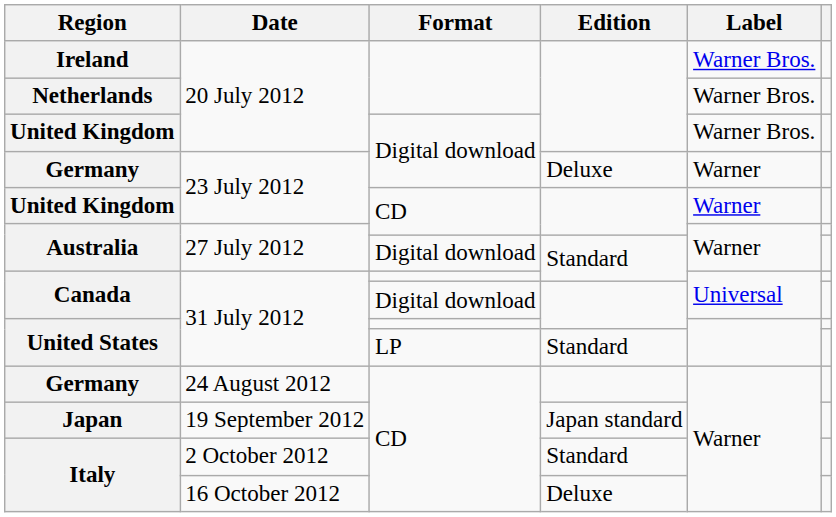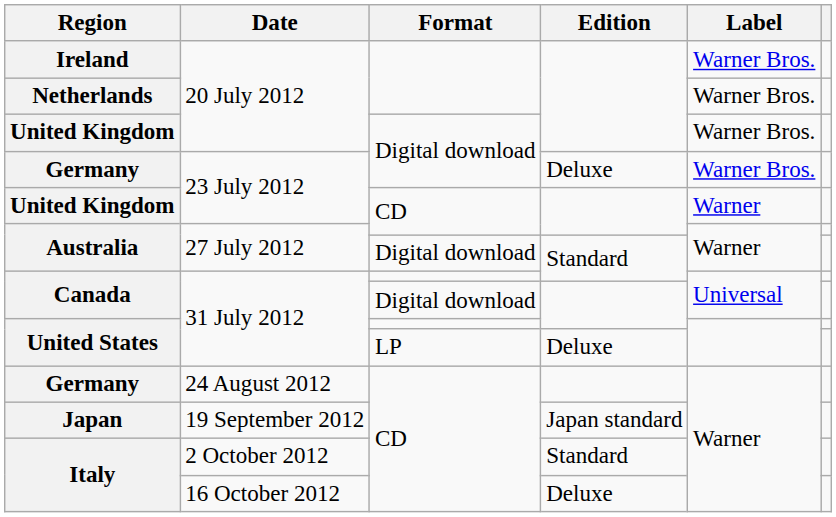(727, 168) Warner -> (754, 168) Warner Bros.
(587, 346) Standard -> (579, 346) Deluxe
